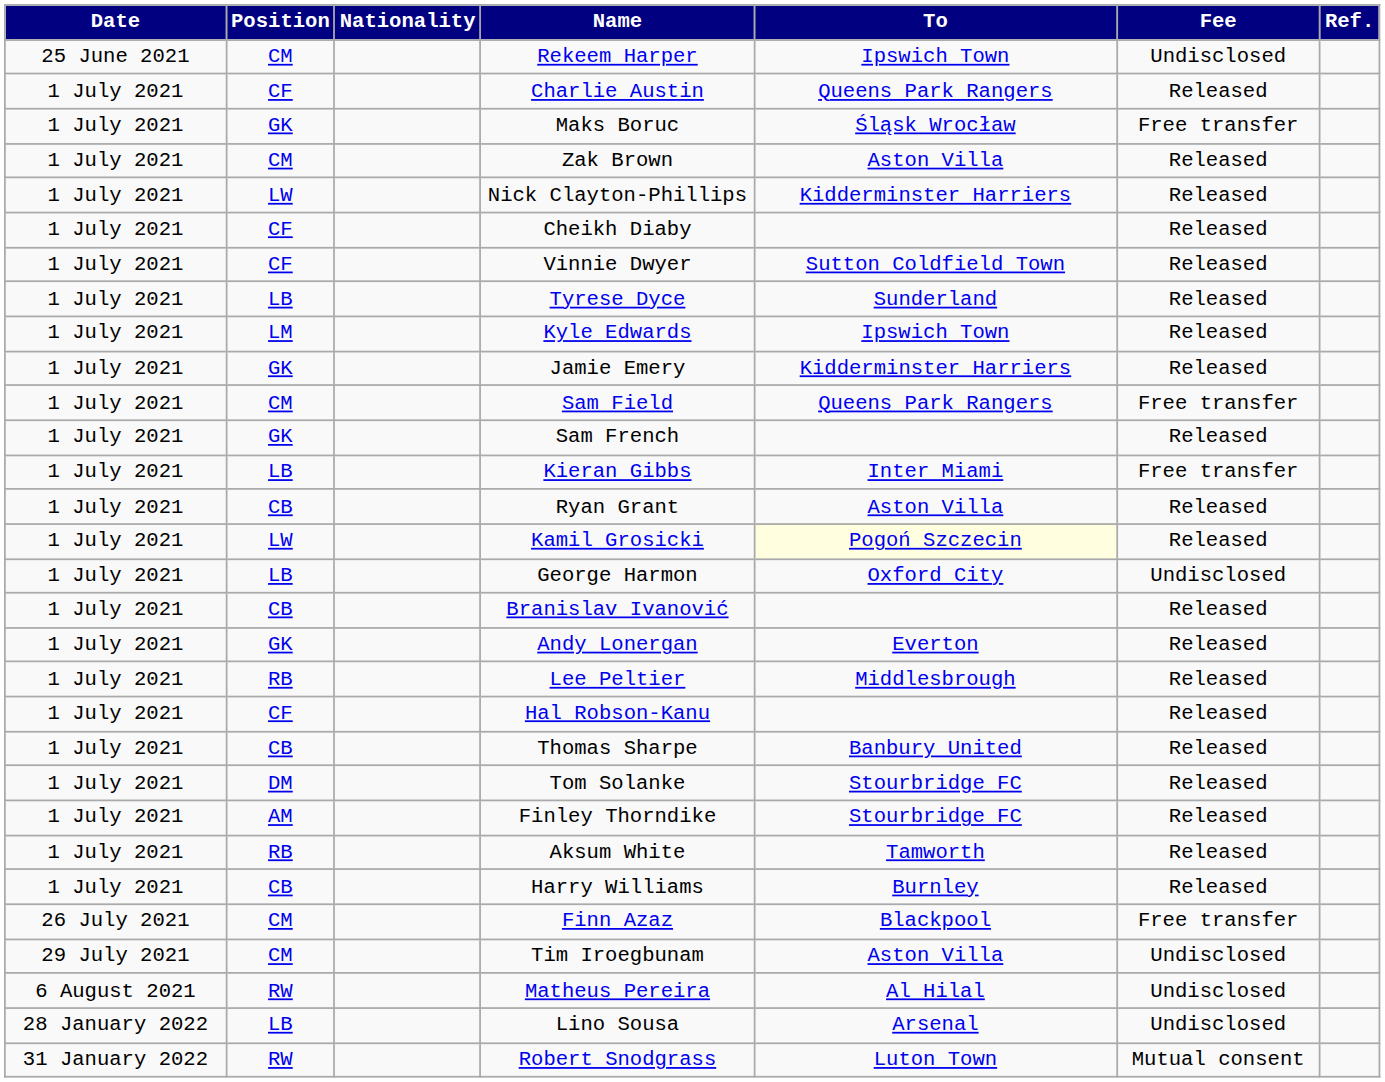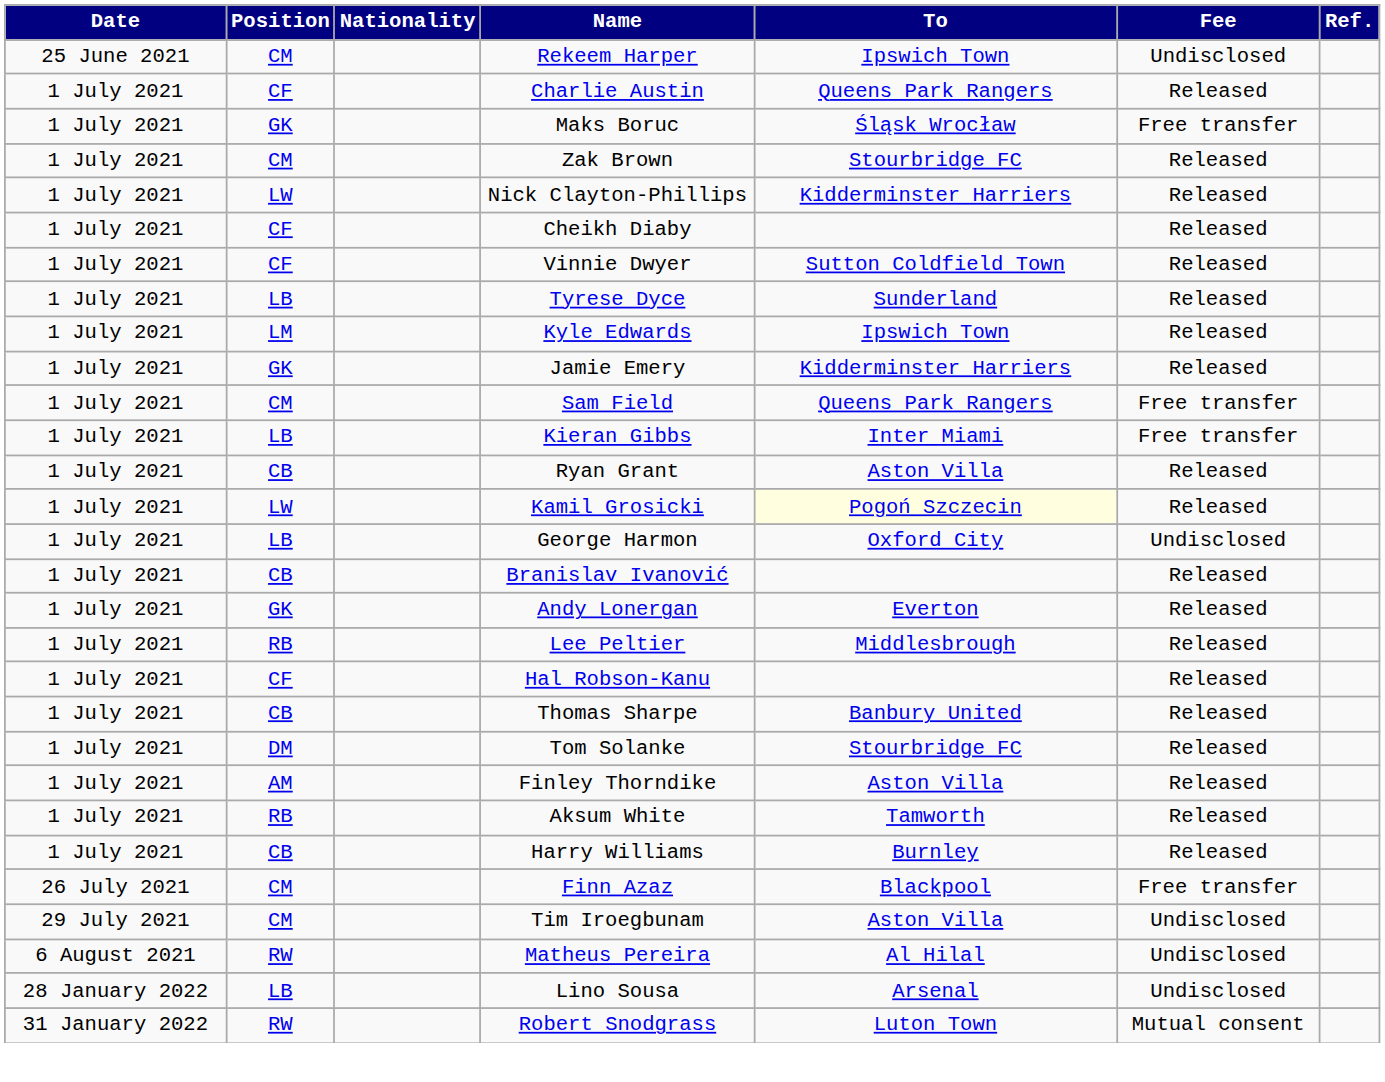(935, 160) Aston Villa -> (935, 160) Stourbridge FC
- row: (617, 437)
(935, 818) Stourbridge FC -> (935, 783) Aston Villa
